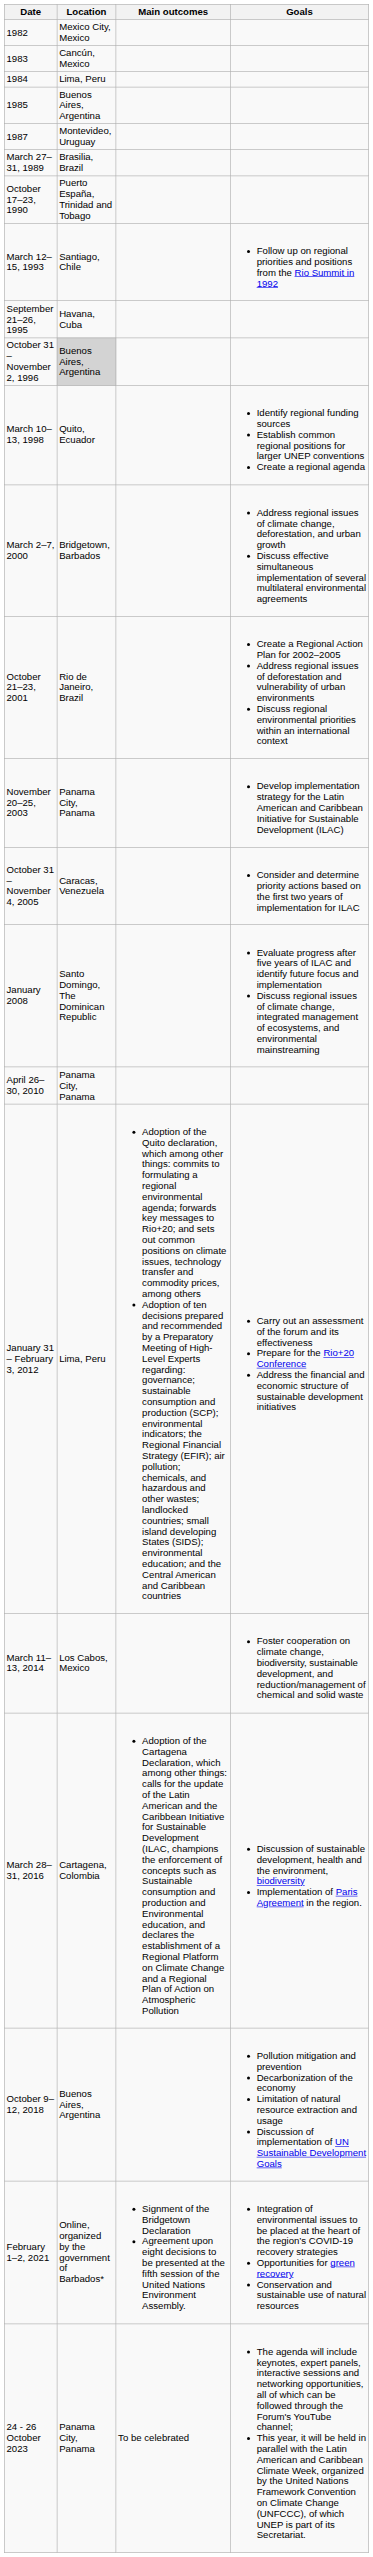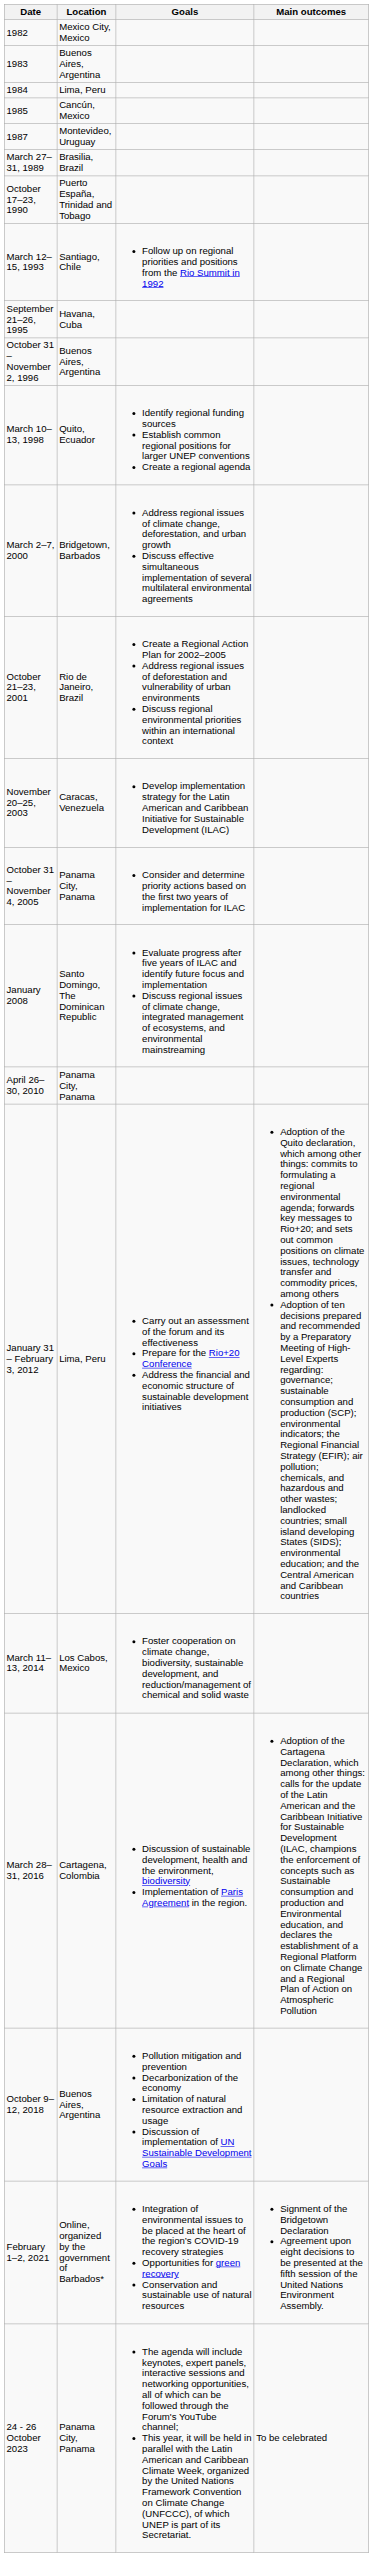columns swapped: (299, 12) <-> (173, 12)
(77, 58) Cancún, Mexico -> (80, 64) Buenos Aires, Argentina
(80, 105) Buenos Aires, Argentina -> (77, 110) Cancún, Mexico
(80, 361) lightgrey background -> (80, 361) no background
(77, 803) Panama City, Panama -> (82, 803) Caracas, Venezuela
(82, 886) Caracas, Venezuela -> (77, 886) Panama City, Panama
